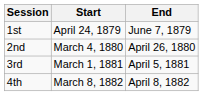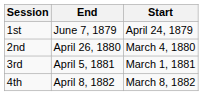columns swapped: (88, 13) <-> (162, 13)
